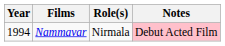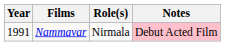(19, 31) 1994 -> (19, 31) 1991
